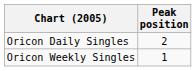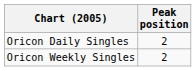(164, 57) 1 -> (164, 57) 2
